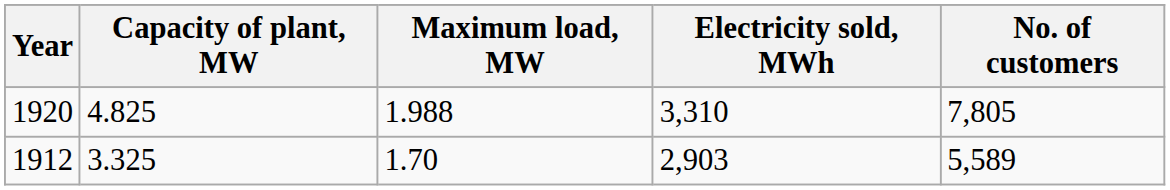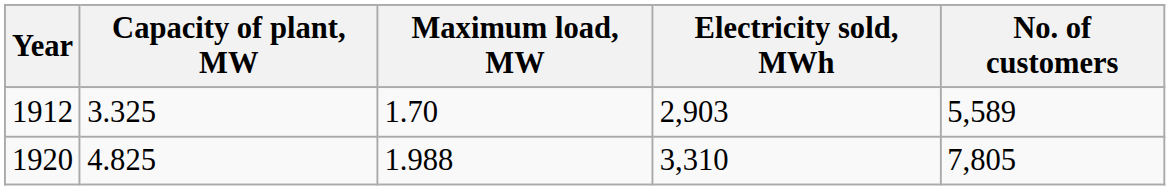rows swapped: (43, 160) <-> (43, 111)
